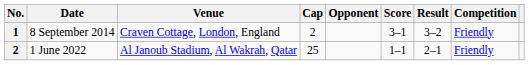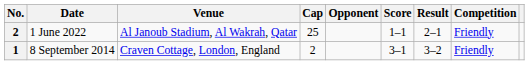rows swapped: (72, 32) <-> (58, 50)
